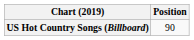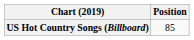(170, 27) 90 -> (170, 27) 85
